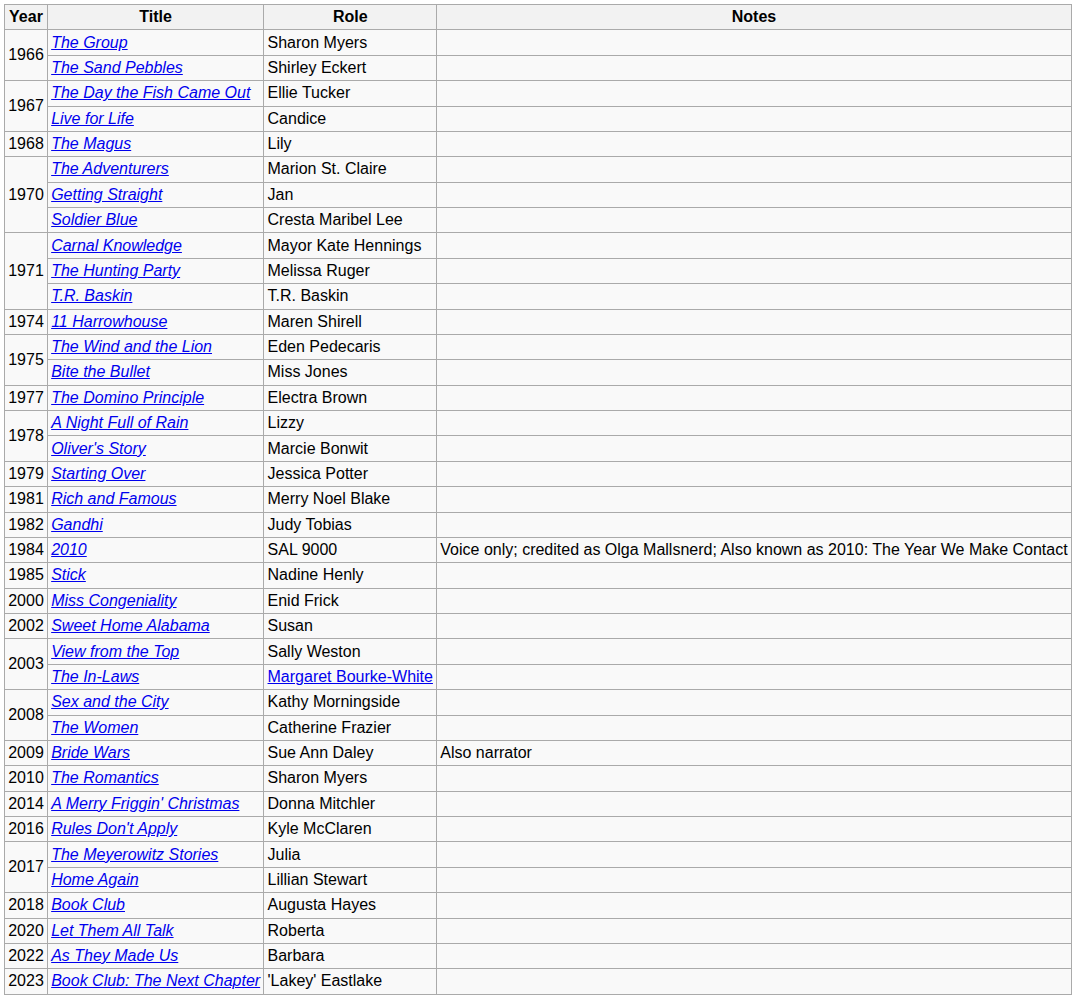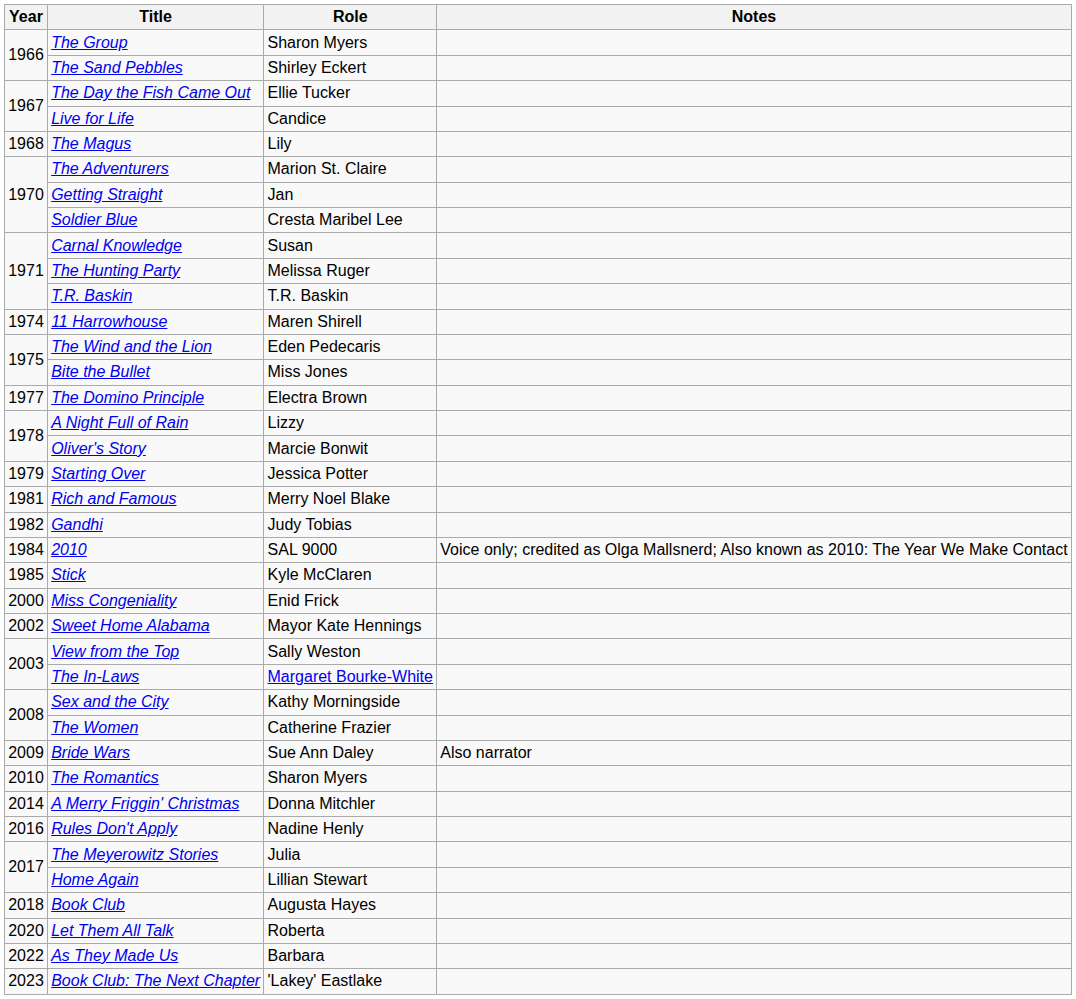(344, 245) Mayor Kate Hennings -> (290, 245) Susan
(316, 575) Nadine Henly -> (320, 575) Kyle McClaren
(290, 626) Susan -> (344, 626) Mayor Kate Hennings
(320, 829) Kyle McClaren -> (316, 829) Nadine Henly
